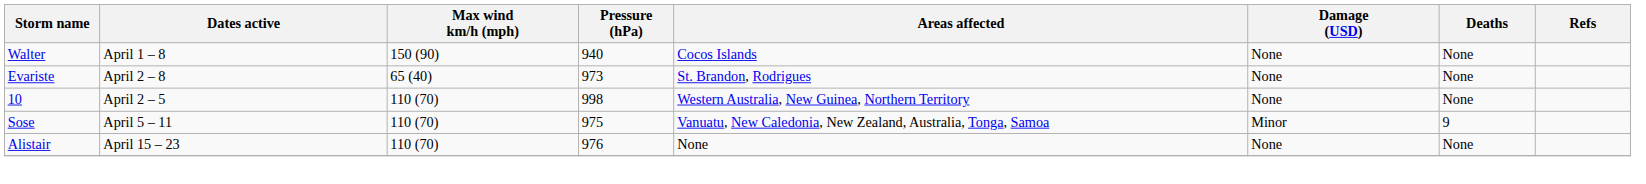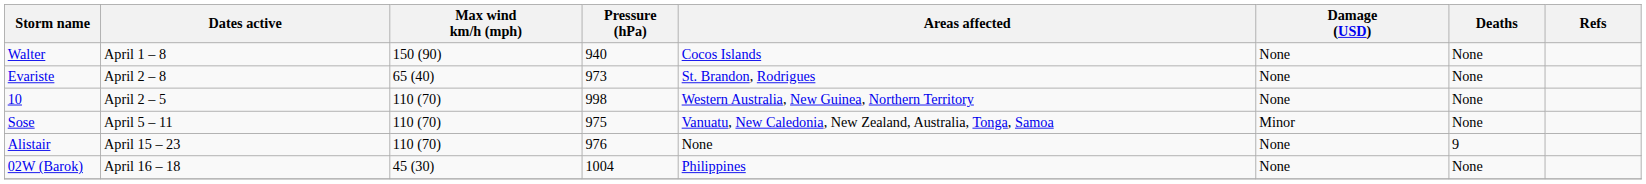(1446, 122) 9 -> (1467, 122) None
(1458, 144) None -> (1455, 144) 9
+ row: (45, 167)
